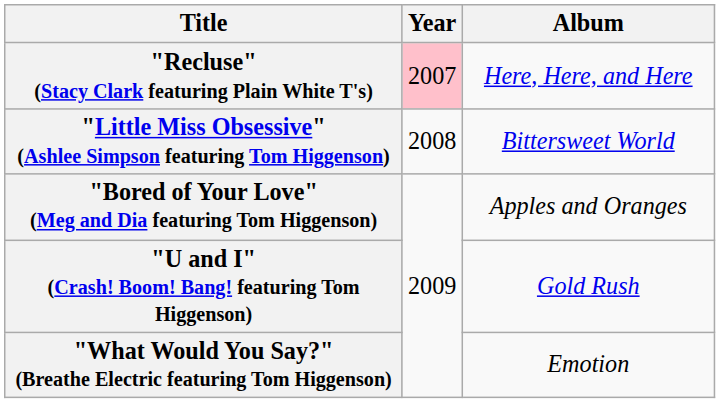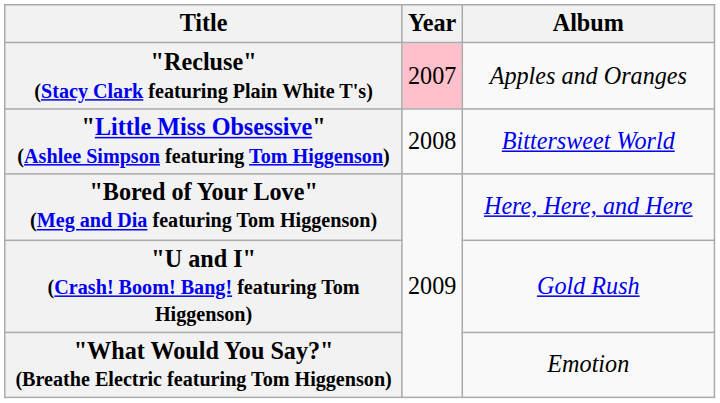(588, 75) Here, Here, and Here -> (588, 75) Apples and Oranges
(588, 206) Apples and Oranges -> (588, 206) Here, Here, and Here
